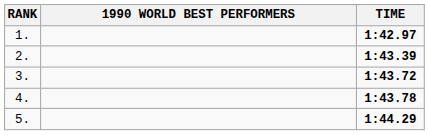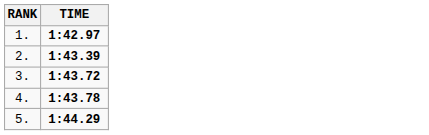- column: (198, 15)
